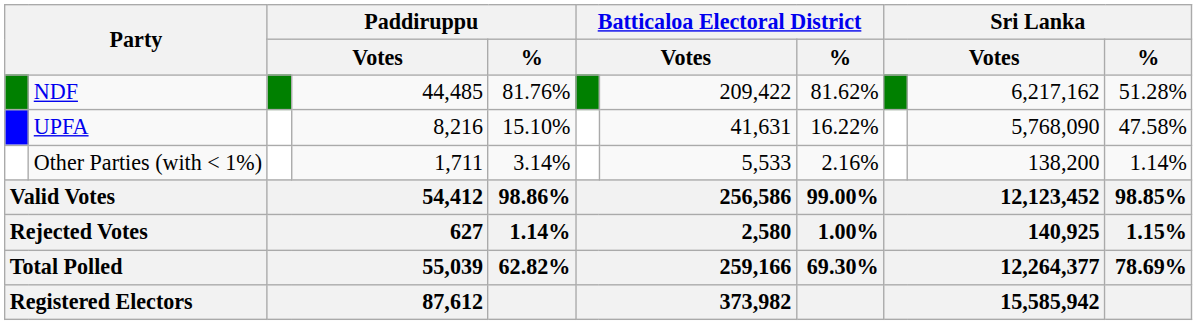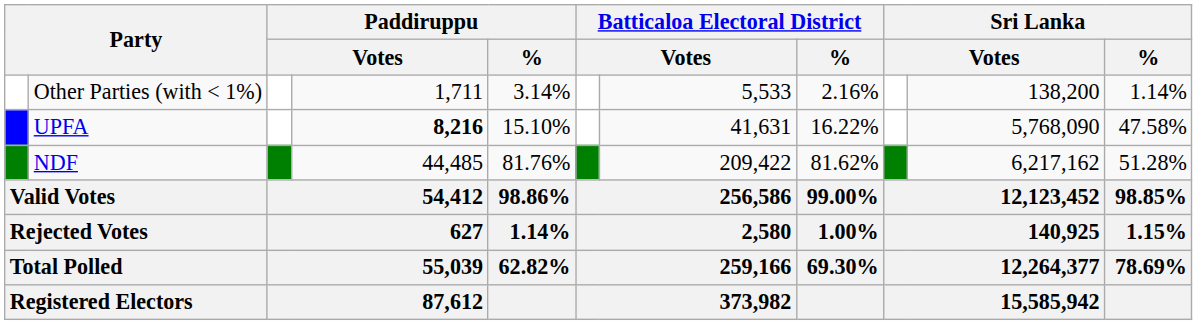rows swapped: (56, 92) <-> (148, 162)
(458, 127) normal -> (458, 127) bold
